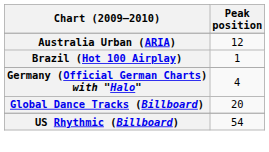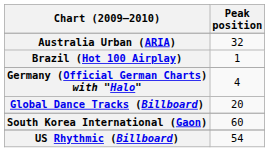(237, 42) 12 -> (237, 42) 32
+ row: (107, 122)
